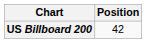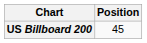(118, 30) 42 -> (118, 30) 45
